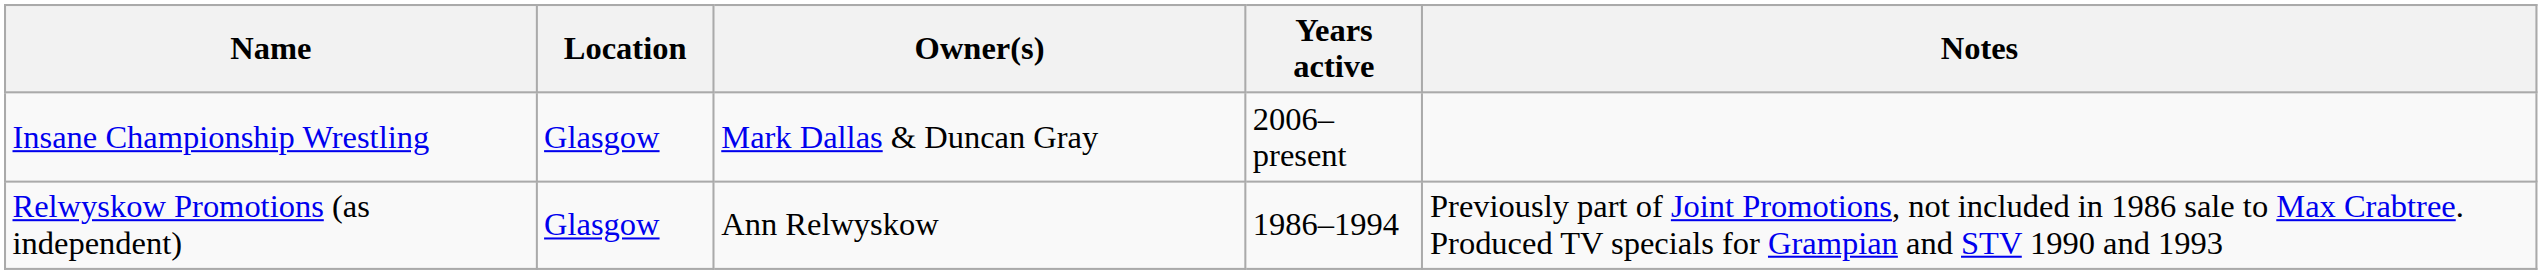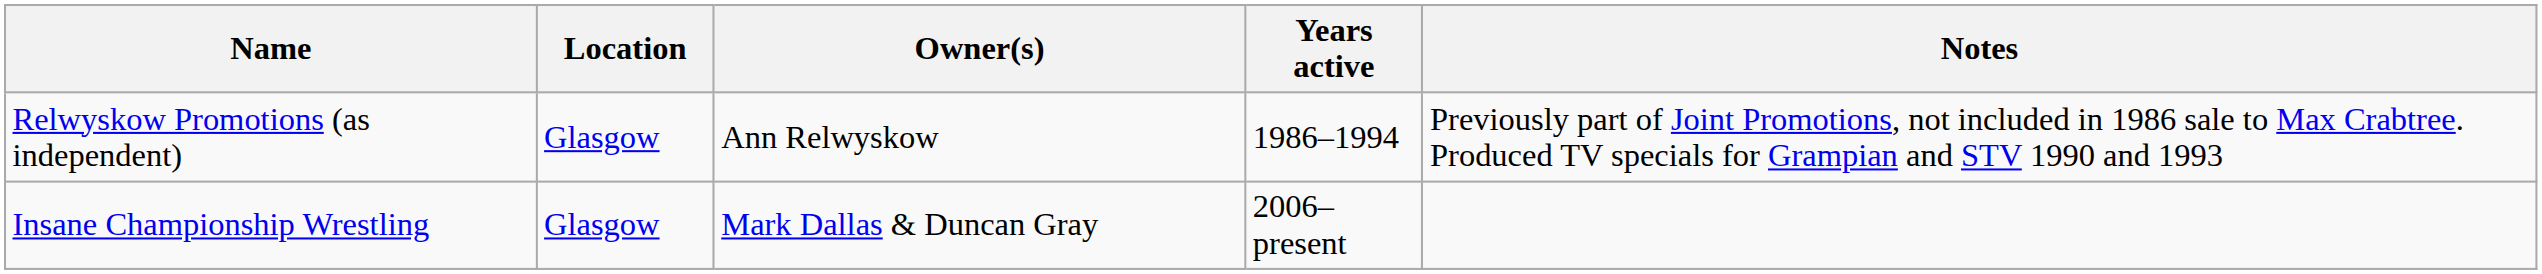rows swapped: (191, 224) <-> (221, 136)
